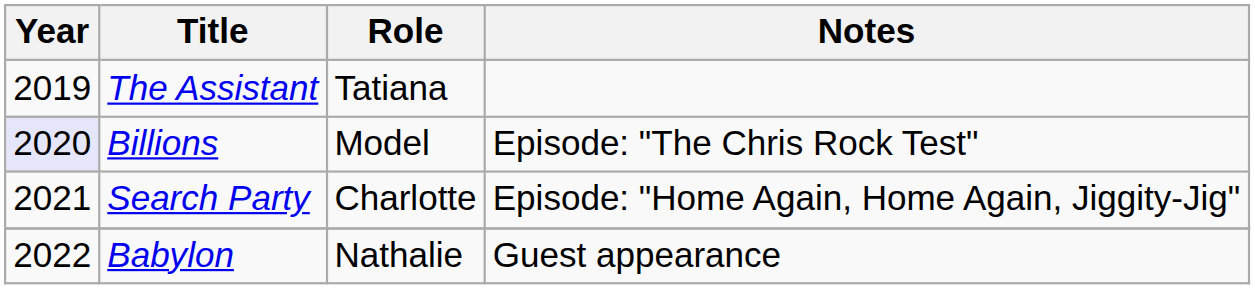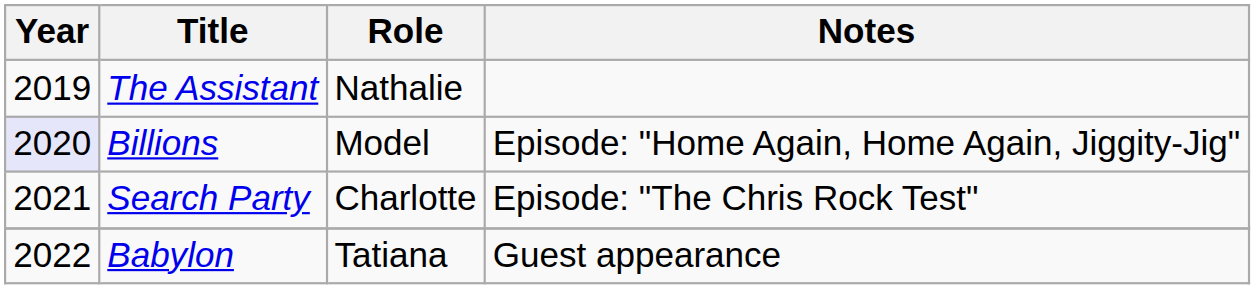(391, 87) Tatiana -> (399, 87) Nathalie
(736, 143) Episode: "The Chris Rock Test" -> (866, 143) Episode: "Home Again, Home Again, Jiggity-Jig"
(866, 198) Episode: "Home Again, Home Again, Jiggity-Jig" -> (736, 198) Episode: "The Chris Rock Test"
(399, 254) Nathalie -> (391, 254) Tatiana
